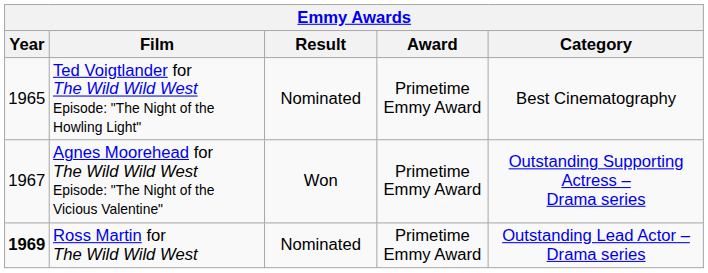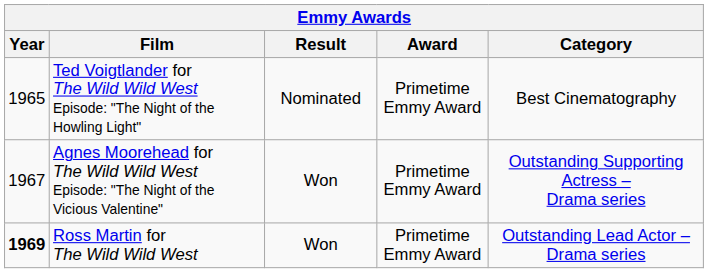(321, 244) Nominated -> (321, 244) Won
